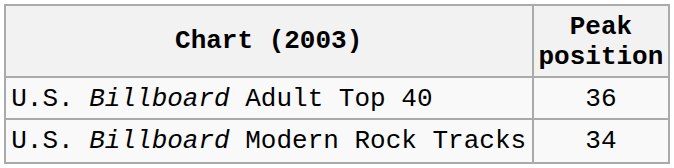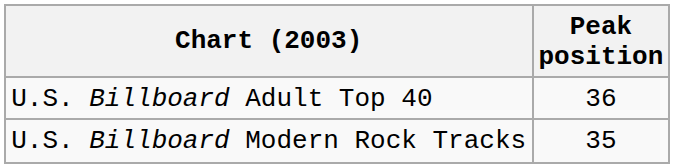(601, 141) 34 -> (601, 141) 35
